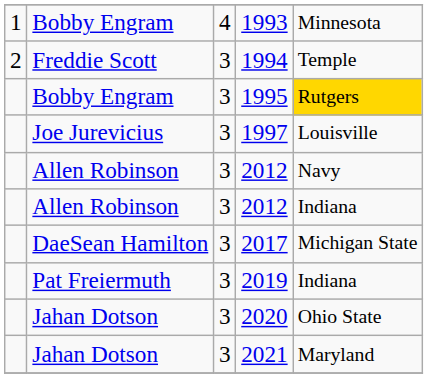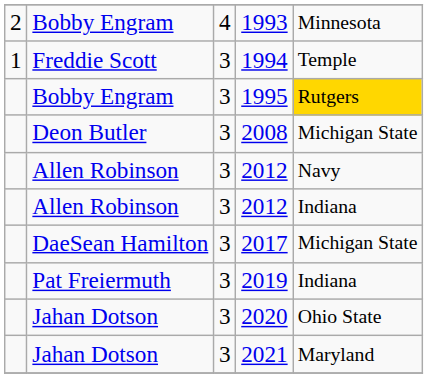(16, 22) 1 -> (16, 22) 2
(16, 59) 2 -> (16, 59) 1
- row: (98, 133)
+ row: (89, 133)
